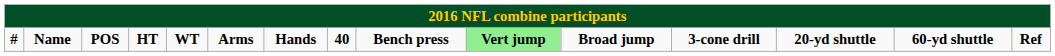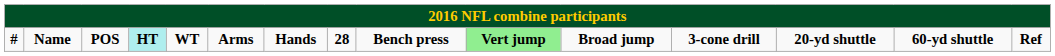(147, 39) no background -> (147, 39) paleturquoise background
(342, 39) 40 -> (342, 39) 28
